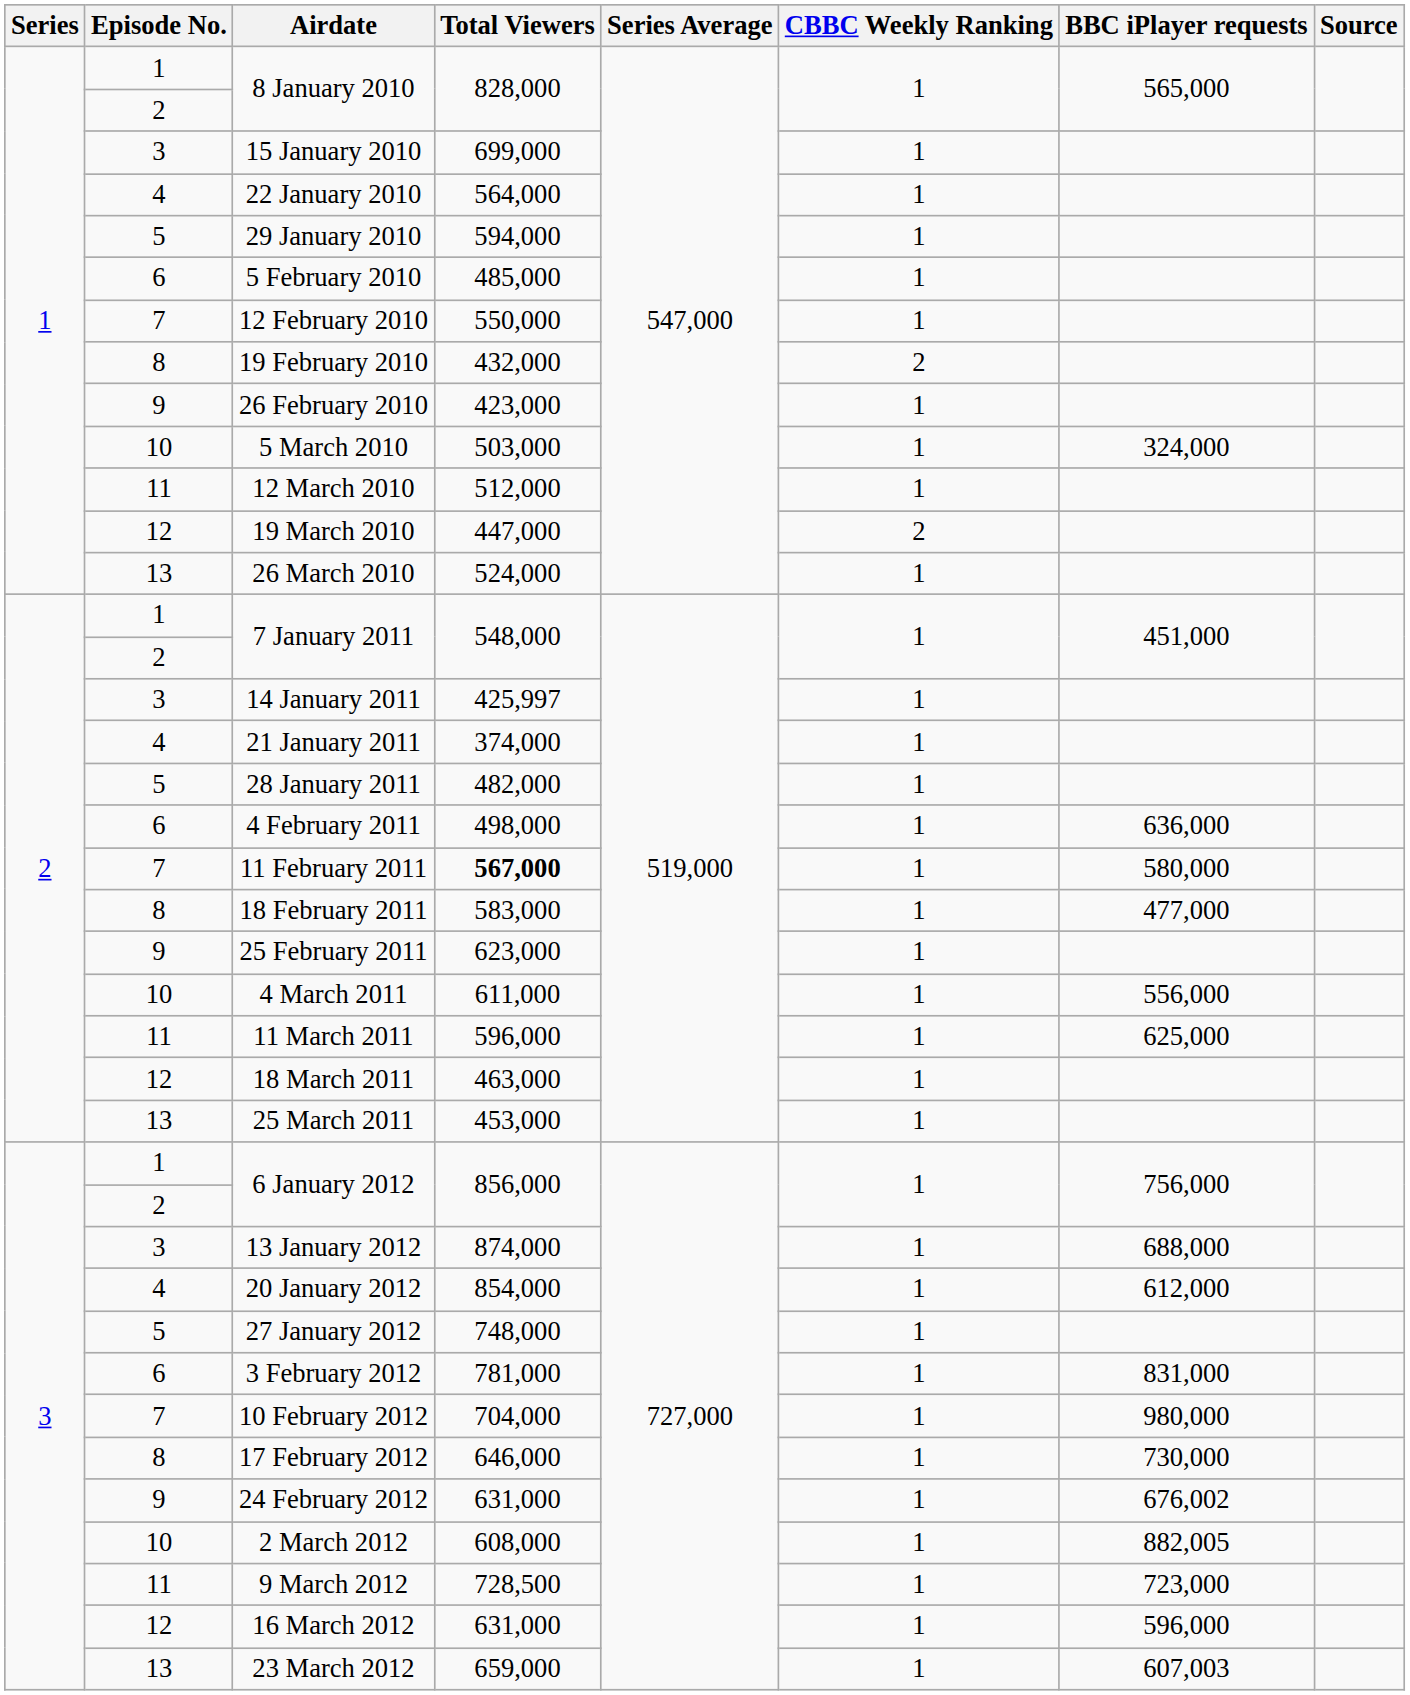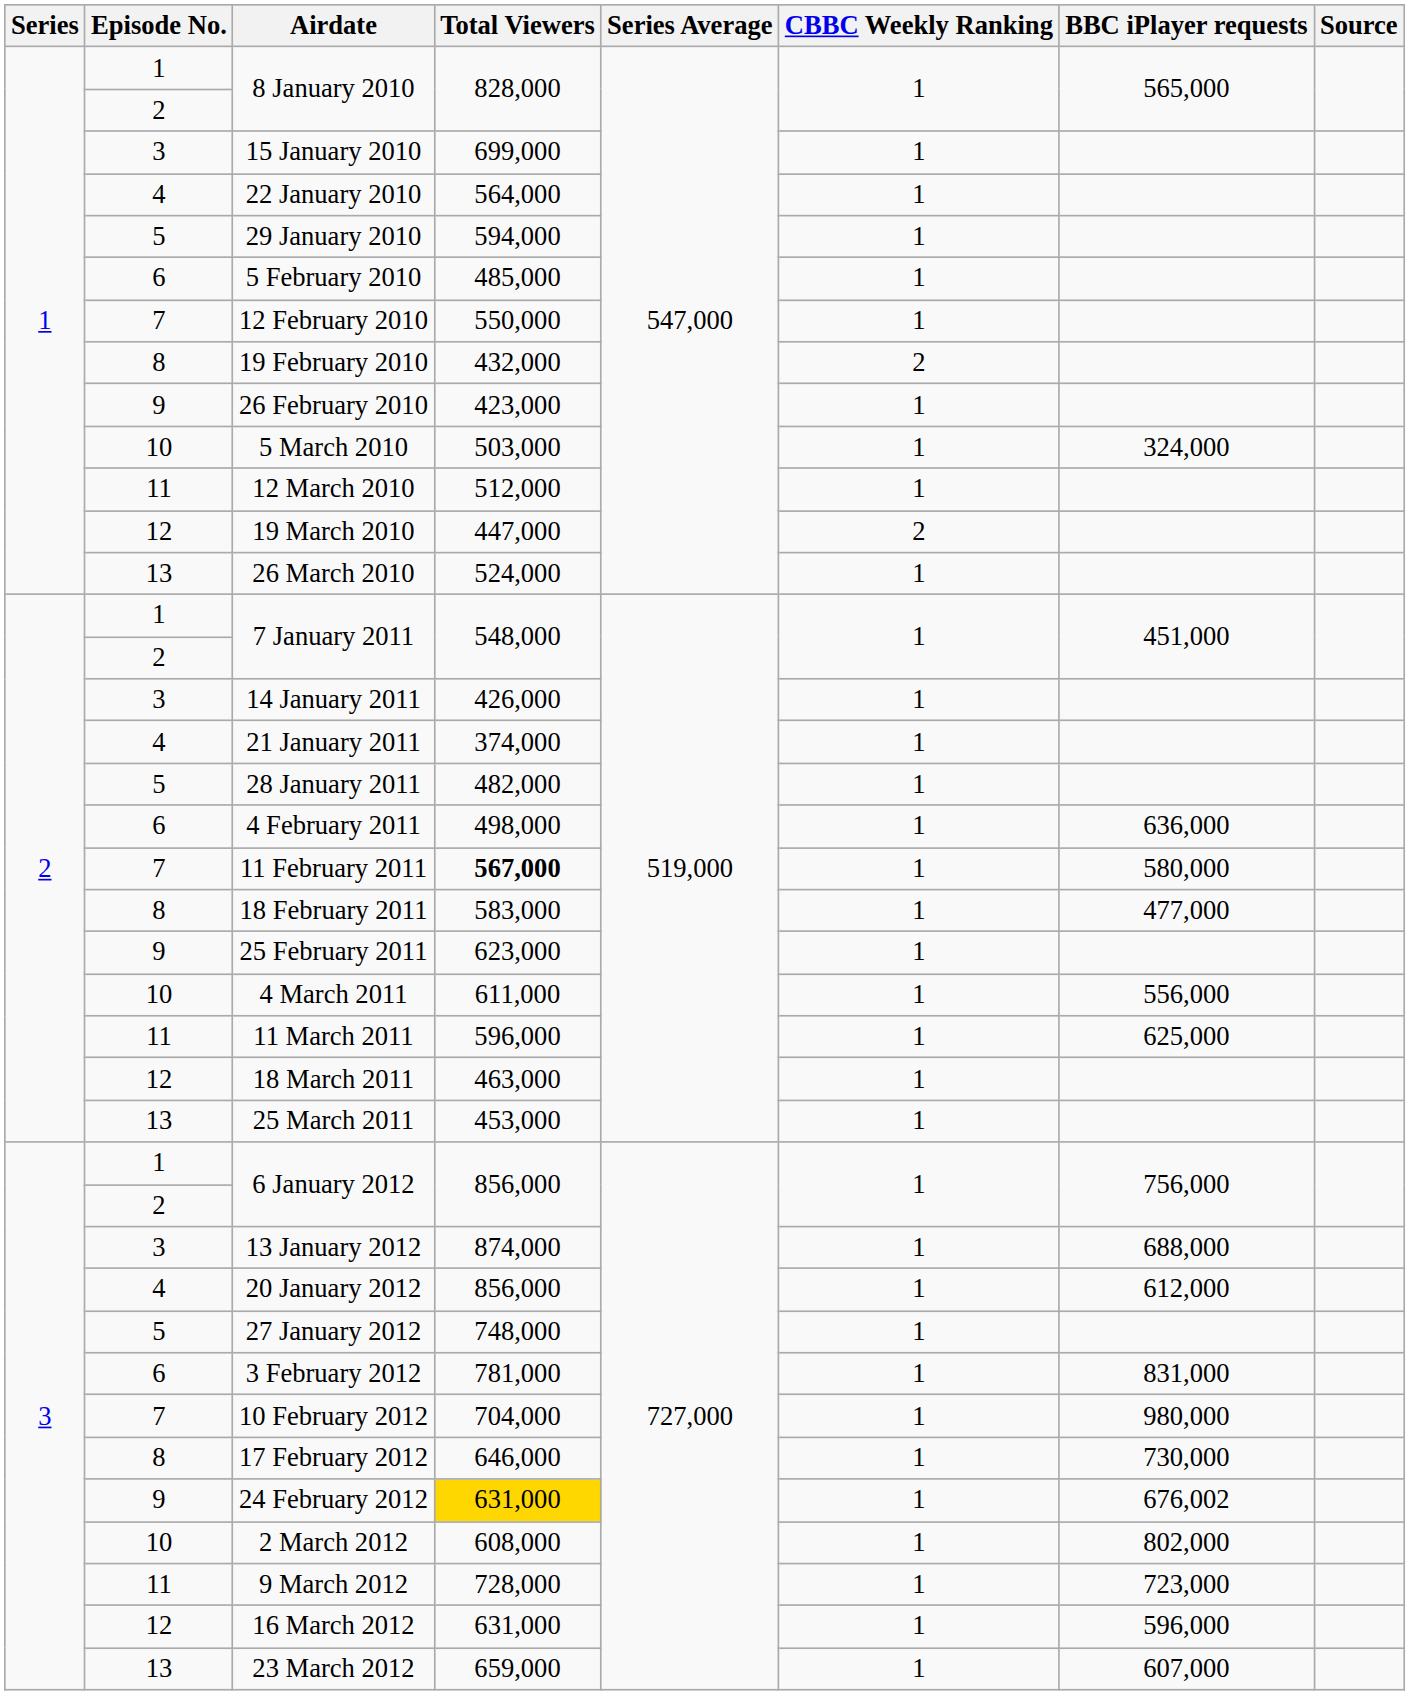(518, 699) 425,997 -> (518, 699) 426,000
(518, 1289) 854,000 -> (518, 1289) 856,000
(518, 1499) no background -> (518, 1499) gold background
(1186, 1541) 882,005 -> (1186, 1541) 802,000
(518, 1584) 728,500 -> (518, 1584) 728,000
(1186, 1668) 607,003 -> (1186, 1668) 607,000
